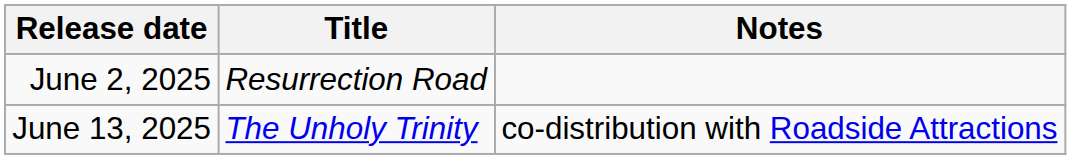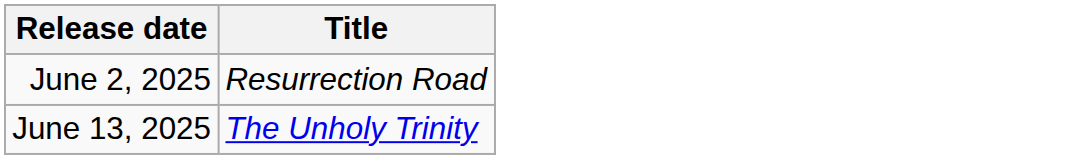- column: (779, 29)
